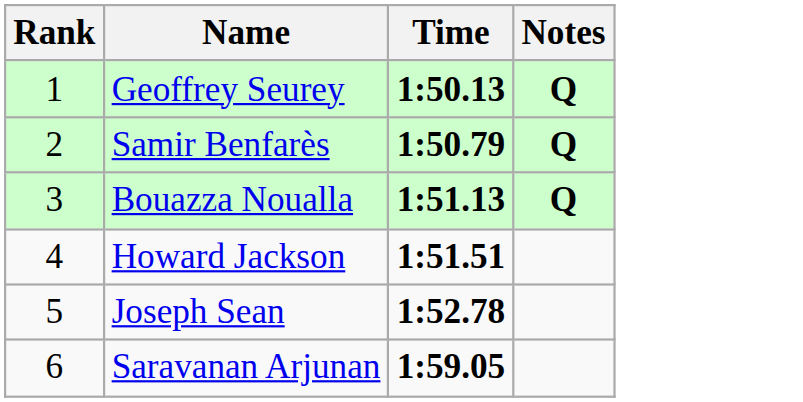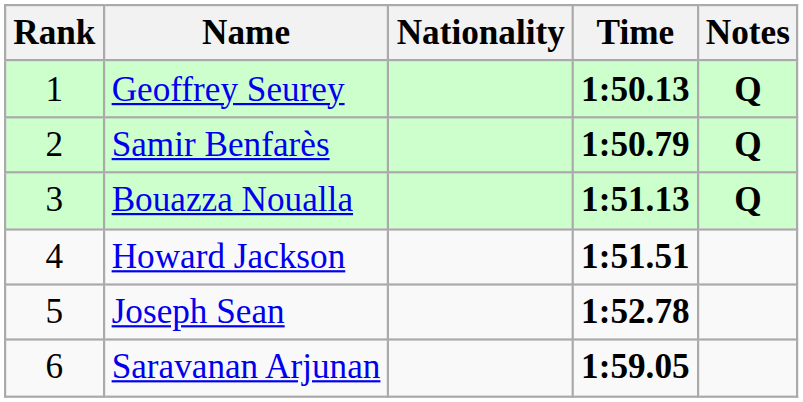+ column: (481, 32)
